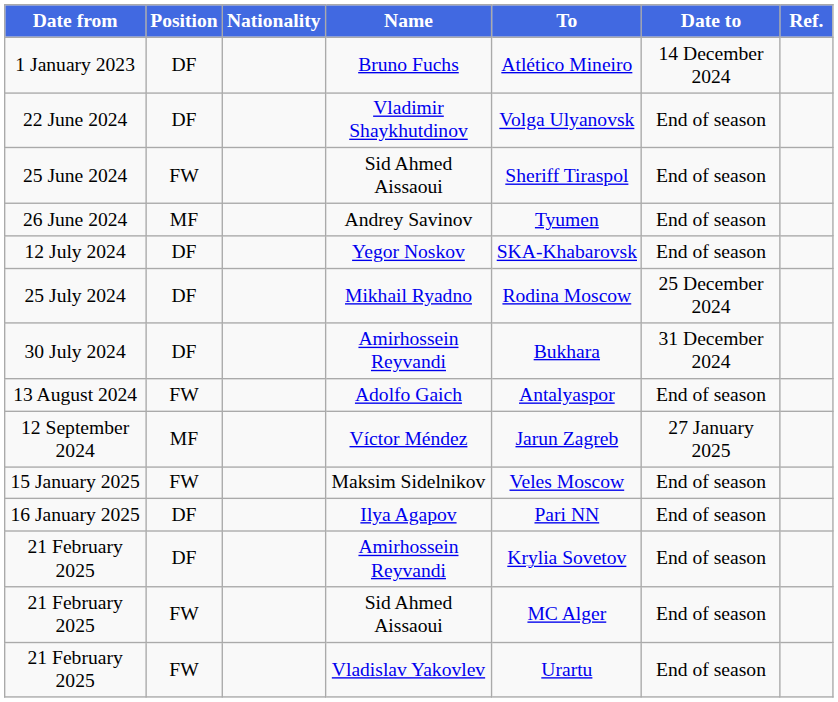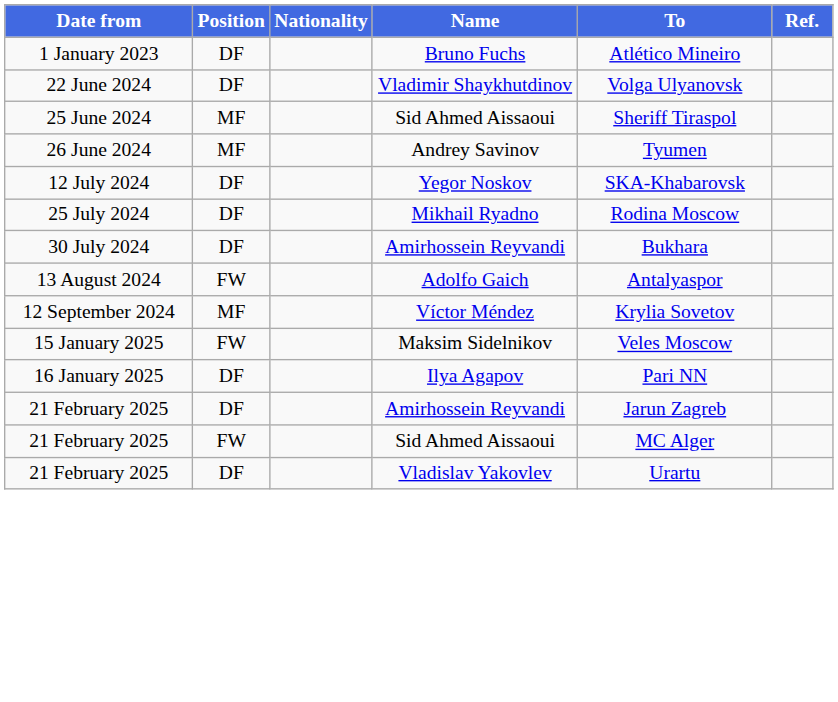- column: (711, 21)
(184, 175) FW -> (231, 117) MF
(567, 438) Jarun Zagreb -> (675, 311) Krylia Sovetov
(567, 558) Krylia Sovetov -> (675, 408) Jarun Zagreb
(184, 669) FW -> (231, 473) DF
